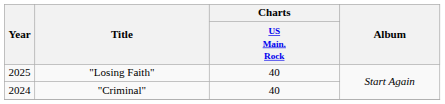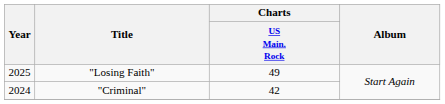(274, 73) 40 -> (274, 73) 49
(274, 90) 40 -> (274, 90) 42
